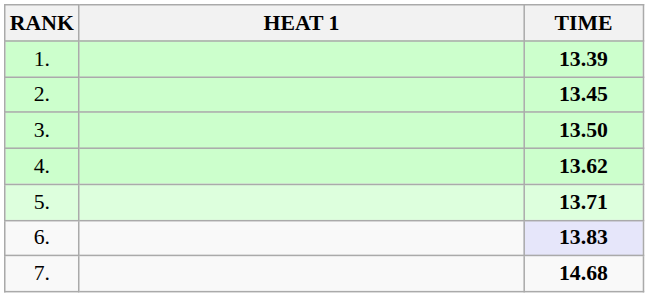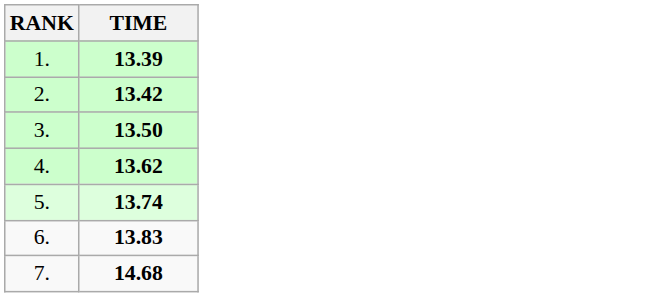- column: (301, 22)
(583, 94) 13.45 -> (138, 94) 13.42
(583, 202) 13.71 -> (138, 202) 13.74
(583, 237) lavender background -> (138, 237) no background
